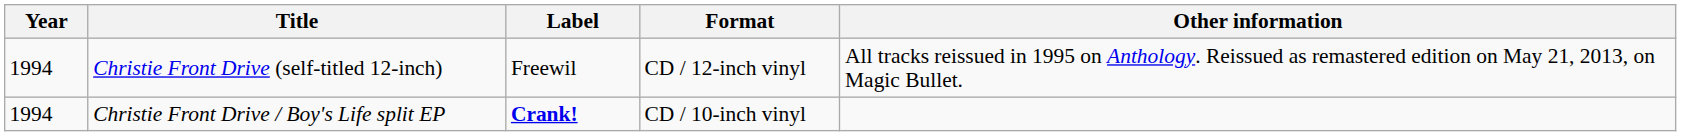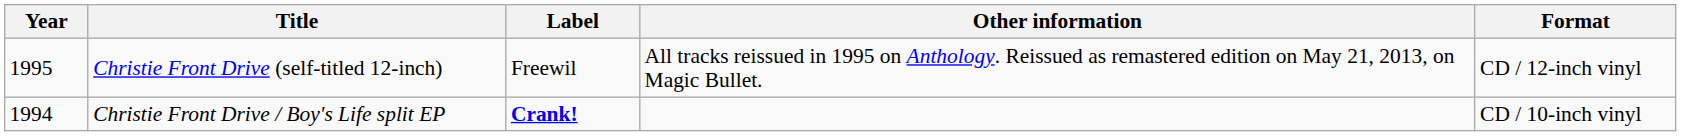columns swapped: (740, 21) <-> (1258, 21)
(31, 67) 1994 -> (31, 67) 1995
